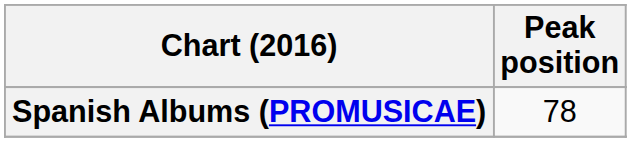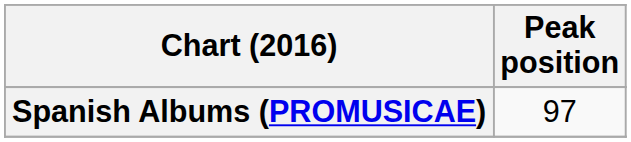(560, 111) 78 -> (560, 111) 97
